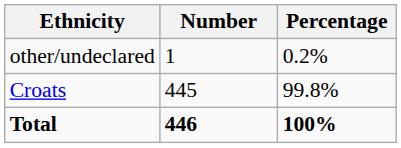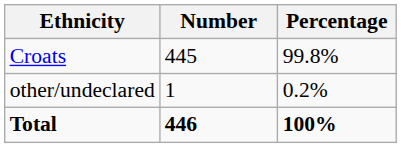rows swapped: (38, 90) <-> (82, 55)
